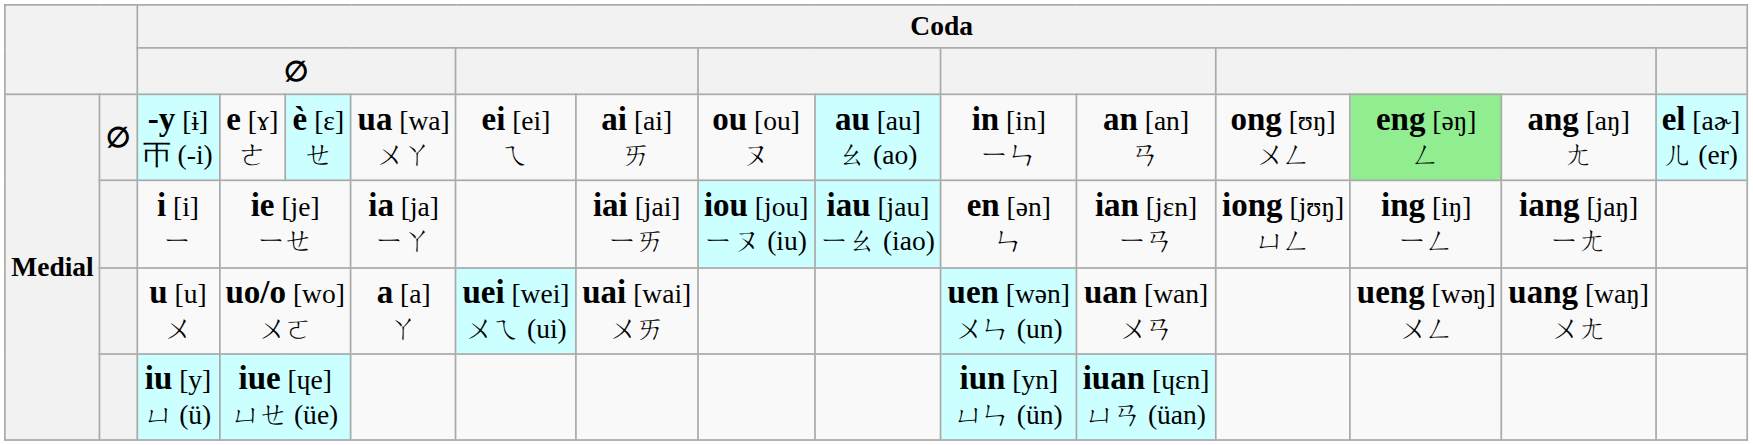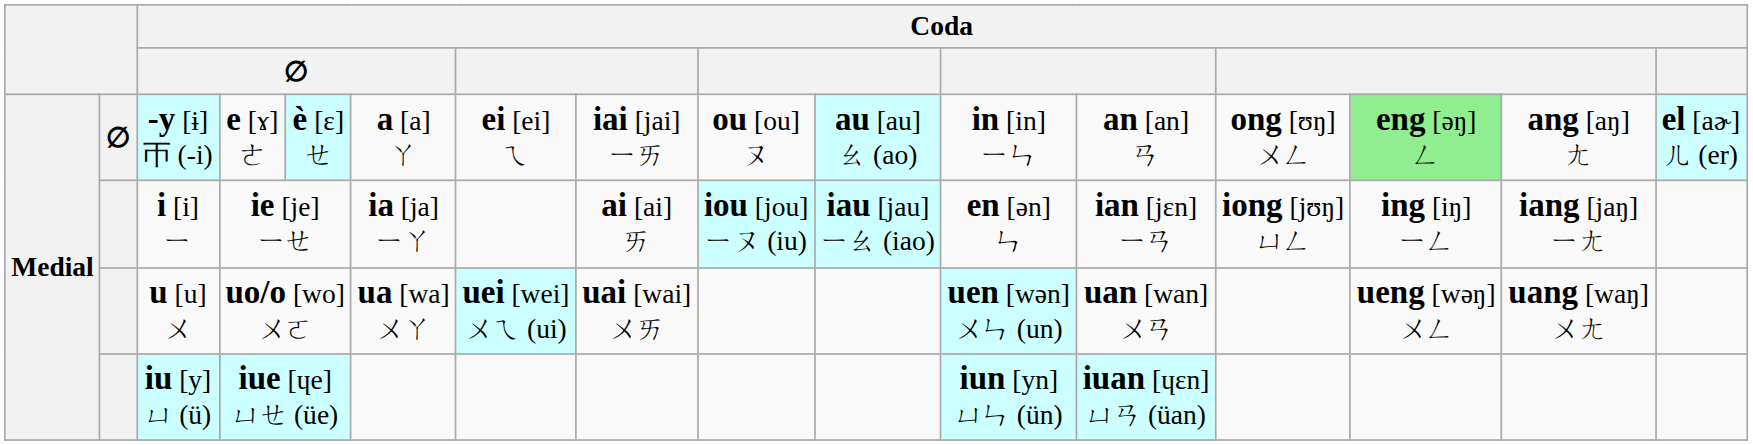(404, 135) ua [wa] ㄨㄚ -> (404, 135) a [a] ㄚ
(637, 135) ai [ai] ㄞ -> (637, 135) iai [jai] ㄧㄞ
(637, 221) iai [jai] ㄧㄞ -> (637, 221) ai [ai] ㄞ
(404, 308) a [a] ㄚ -> (404, 308) ua [wa] ㄨㄚ
